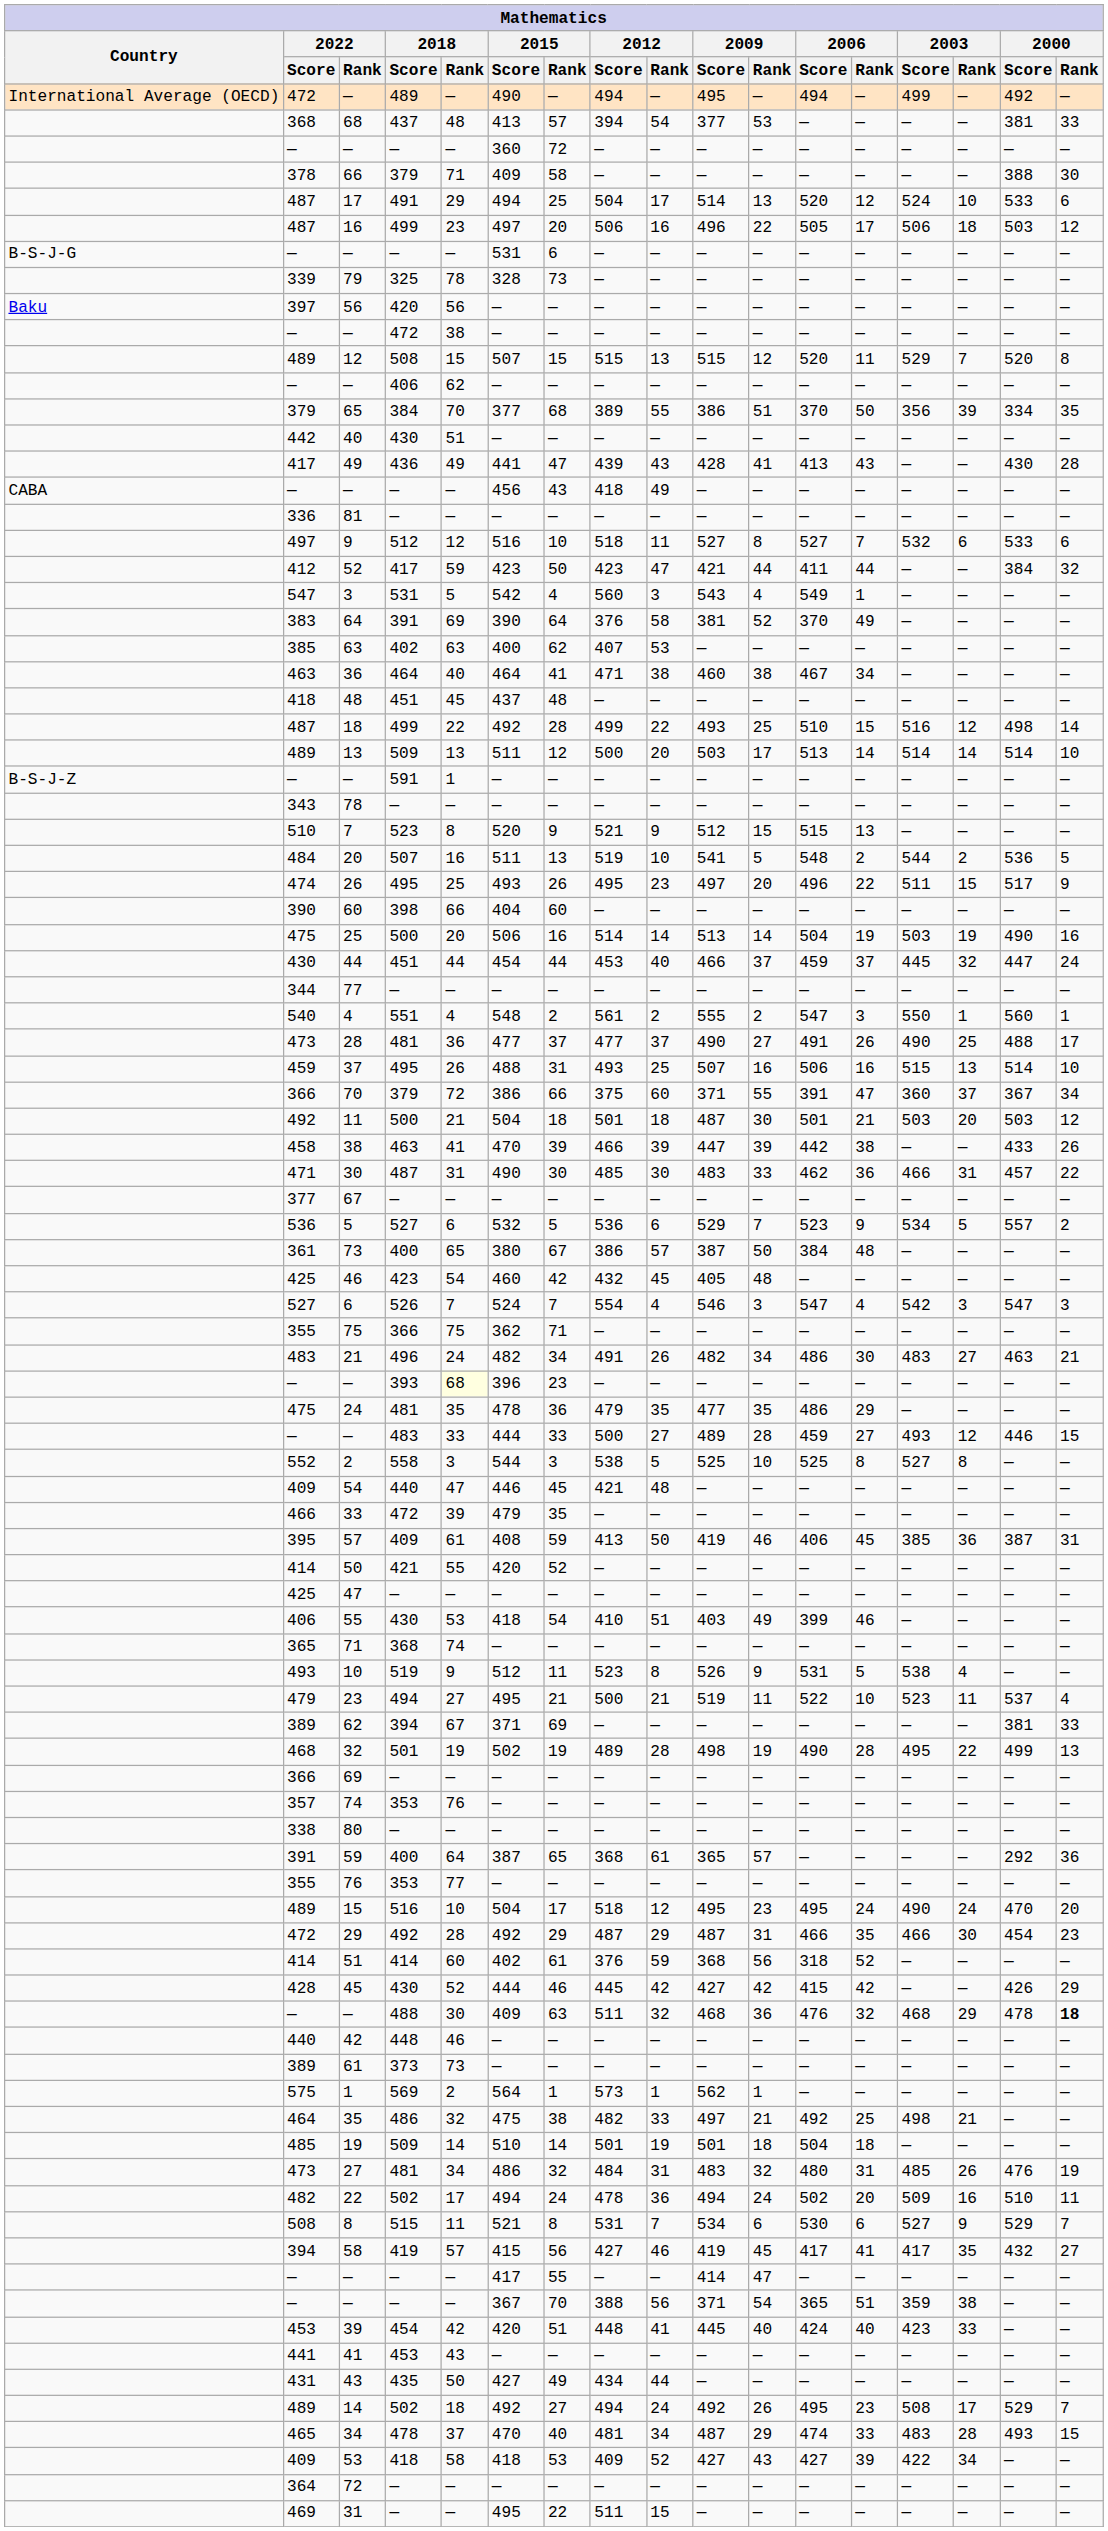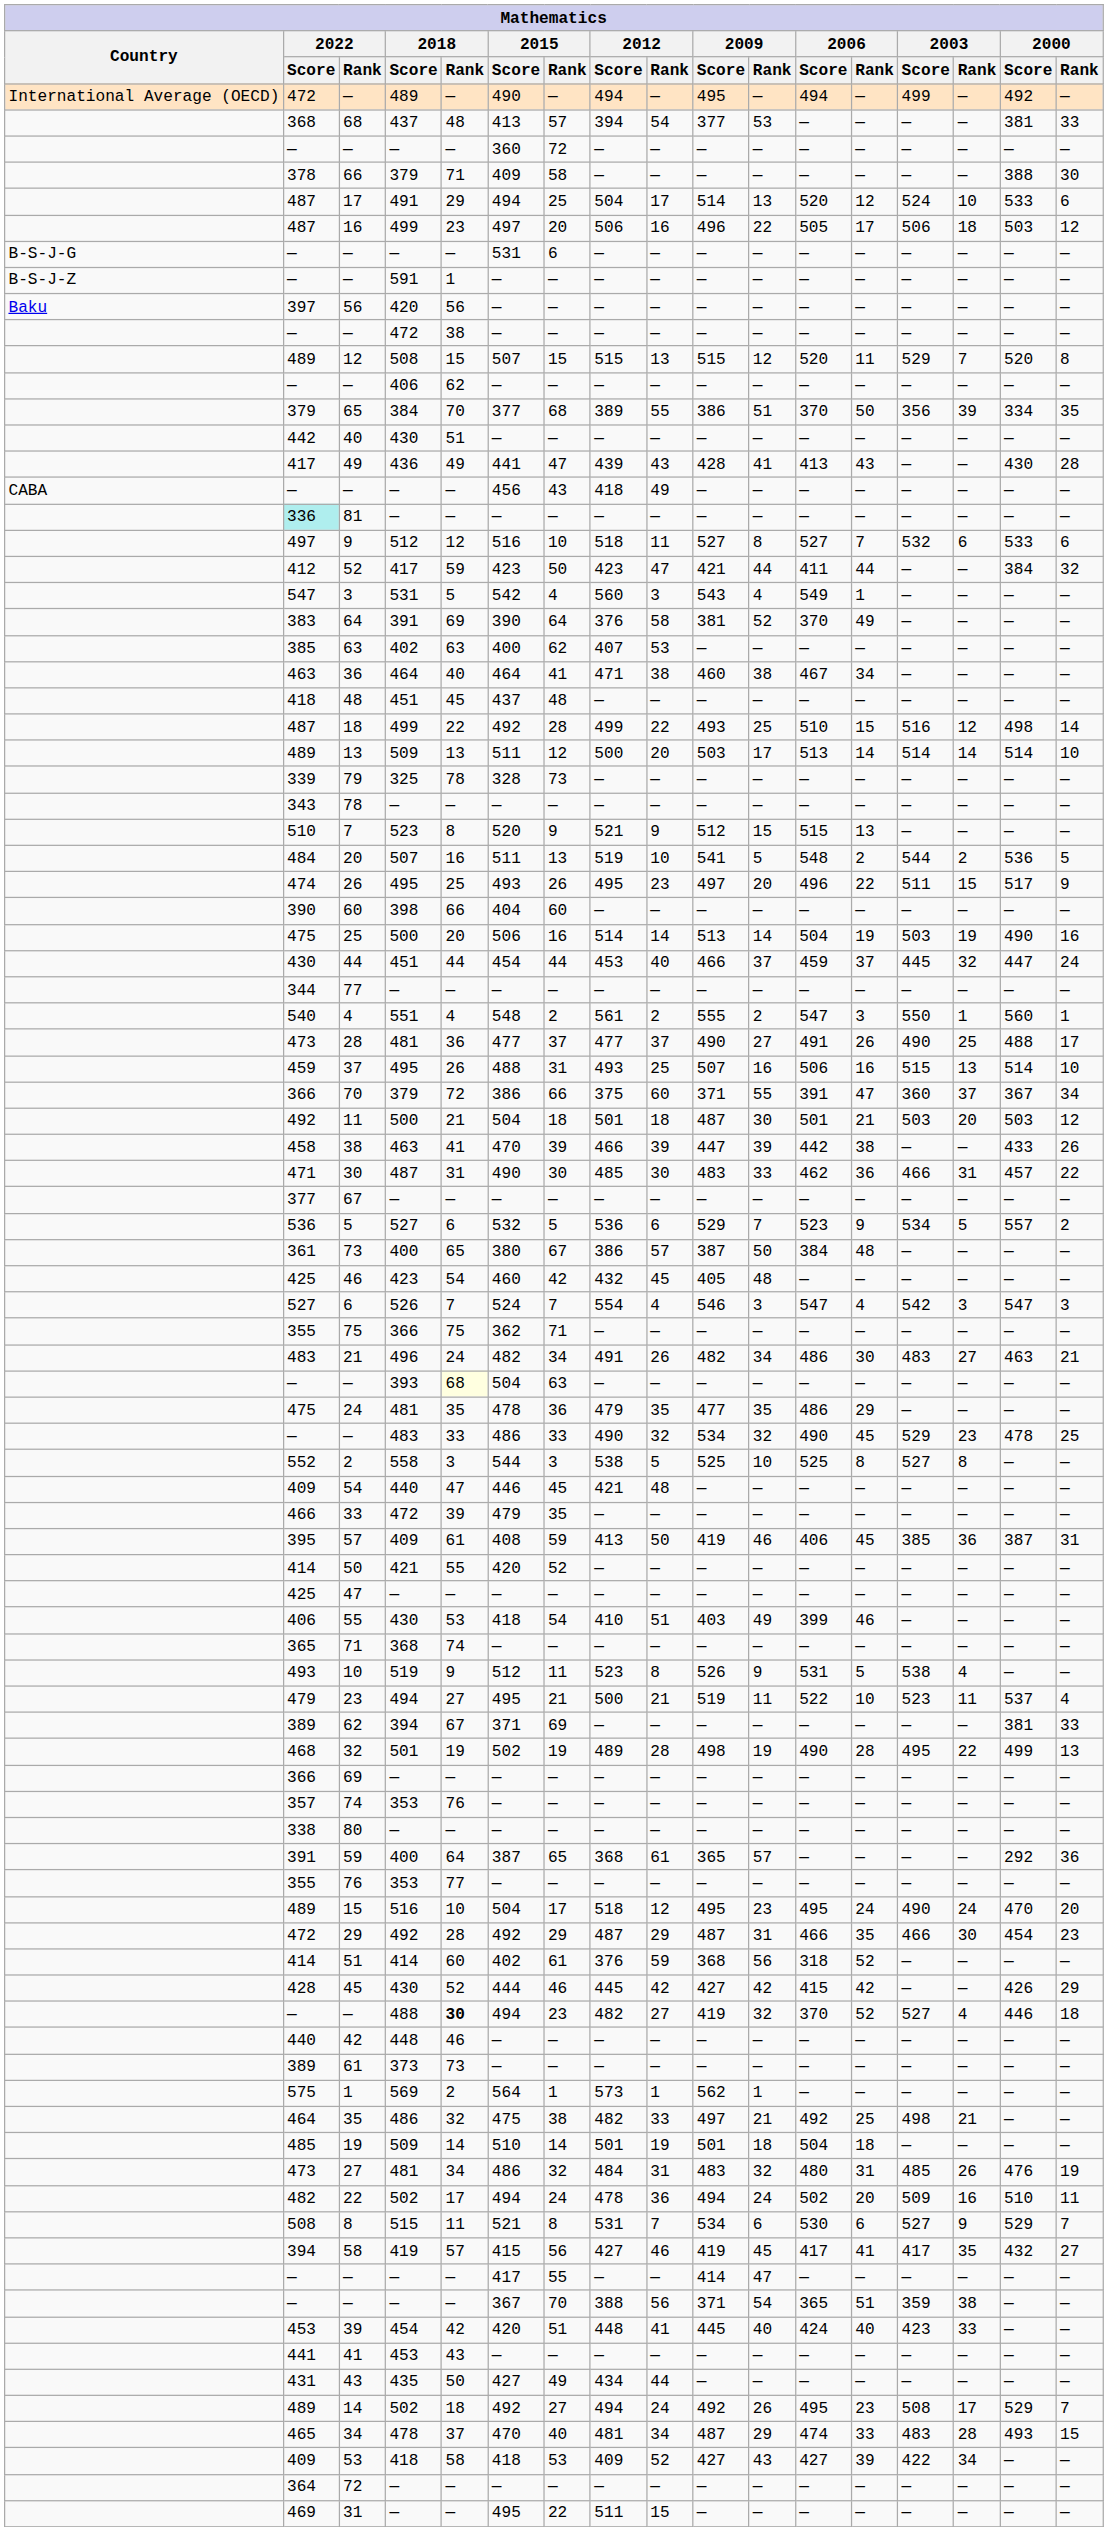rows swapped: (348, 780) <-> (353, 280)
(302, 517) no background -> (302, 517) paleturquoise background
(506, 1384) 396 -> (506, 1384) 504
(558, 1384) 23 -> (558, 1384) 63
(506, 1436) 444 -> (506, 1436) 486
(609, 1436) 500 -> (609, 1436) 490
(660, 1436) 27 -> (660, 1436) 32
(711, 1436) 489 -> (711, 1436) 534
(762, 1436) 28 -> (762, 1436) 32
(814, 1436) 459 -> (814, 1436) 490
(865, 1436) 27 -> (865, 1436) 45
(916, 1436) 493 -> (916, 1436) 529
(967, 1436) 12 -> (967, 1436) 23
(1019, 1436) 446 -> (1019, 1436) 478
(1070, 1436) 15 -> (1070, 1436) 25
(455, 2014) normal -> (455, 2014) bold
(506, 2014) 409 -> (506, 2014) 494
(558, 2014) 63 -> (558, 2014) 23
(609, 2014) 511 -> (609, 2014) 482
(660, 2014) 32 -> (660, 2014) 27
(711, 2014) 468 -> (711, 2014) 419
(762, 2014) 36 -> (762, 2014) 32
(814, 2014) 476 -> (814, 2014) 370
(865, 2014) 32 -> (865, 2014) 52
(916, 2014) 468 -> (916, 2014) 527
(967, 2014) 29 -> (963, 2014) 4
(1019, 2014) 478 -> (1019, 2014) 446
(1070, 2014) bold -> (1070, 2014) normal
